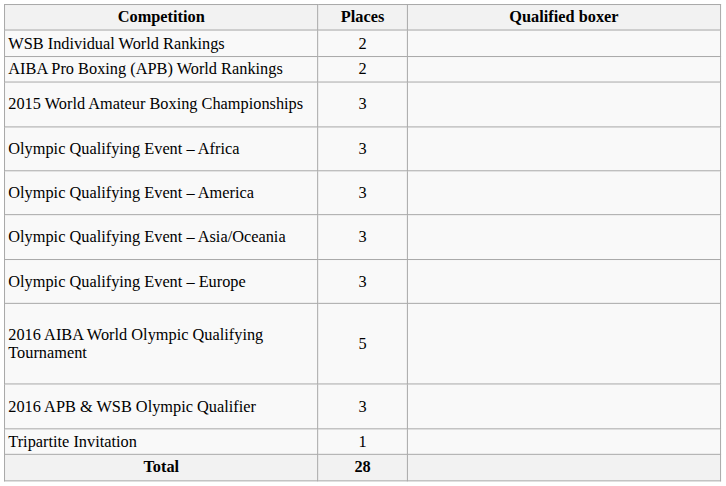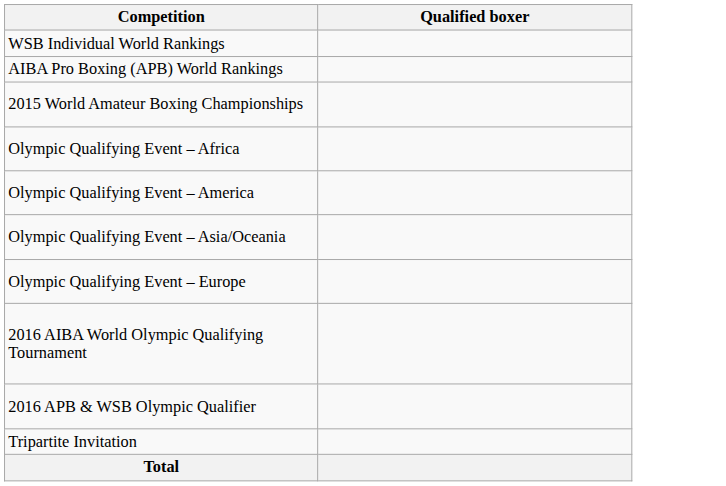- column: (363, 17)
